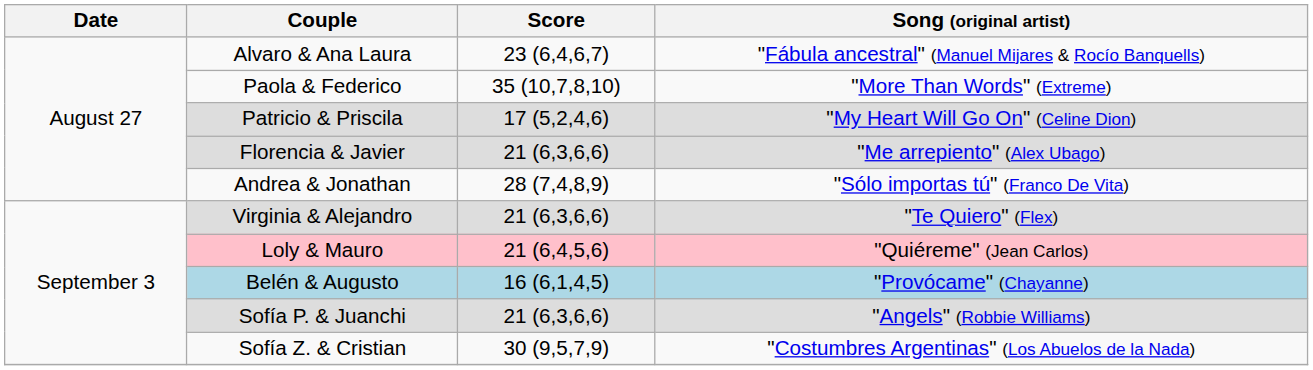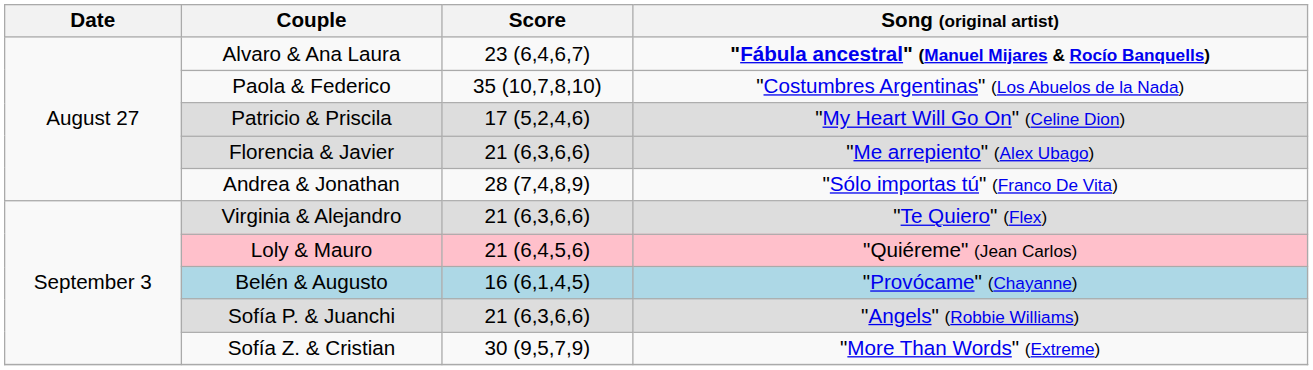(981, 53) normal -> (970, 53) bold
(981, 86) "More Than Words" (Extreme) -> (970, 86) "Costumbres Argentinas" (Los Abuelos de la Nada)
(981, 348) "Costumbres Argentinas" (Los Abuelos de la Nada) -> (970, 348) "More Than Words" (Extreme)
